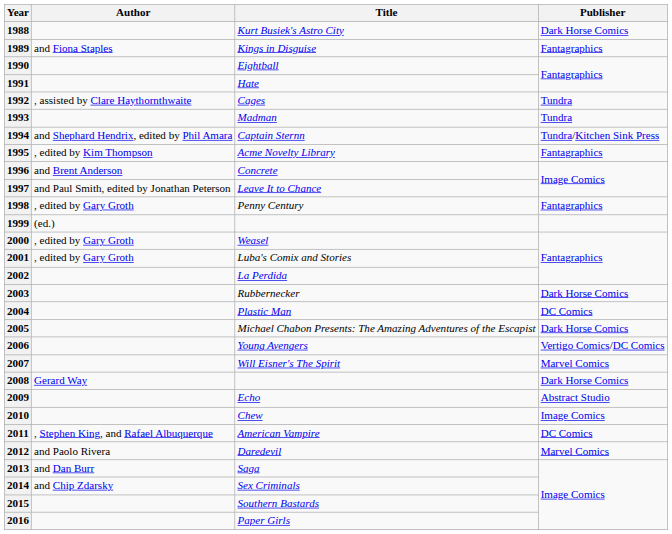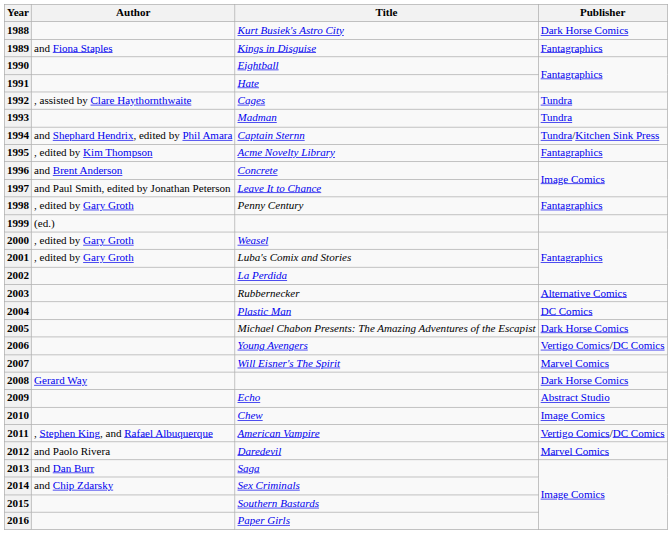(585, 293) Dark Horse Comics -> (584, 293) Alternative Comics
(567, 433) DC Comics -> (603, 433) Vertigo Comics/DC Comics
